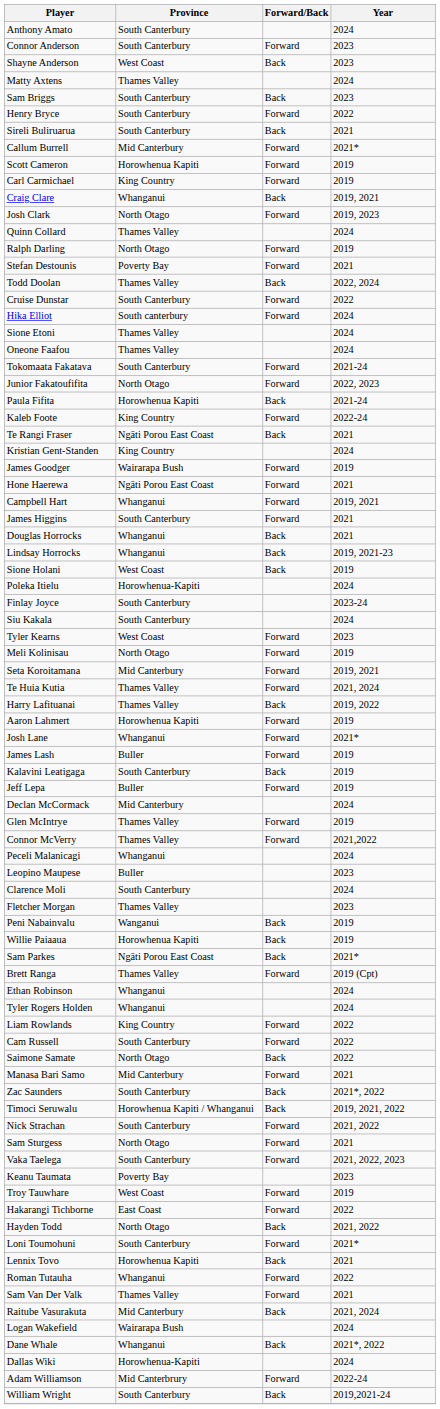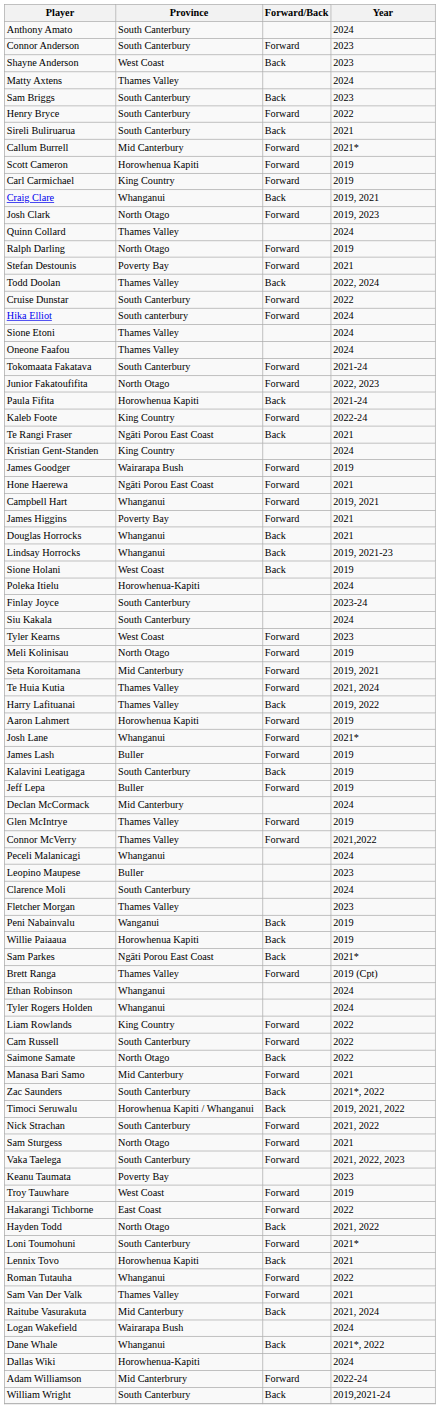(154, 519) South Canterbury -> (143, 519) Poverty Bay
